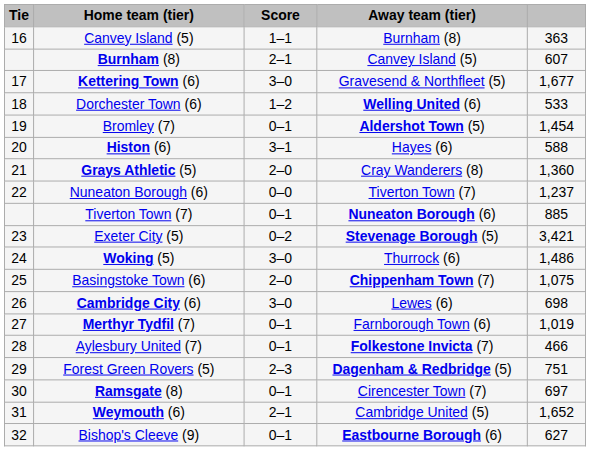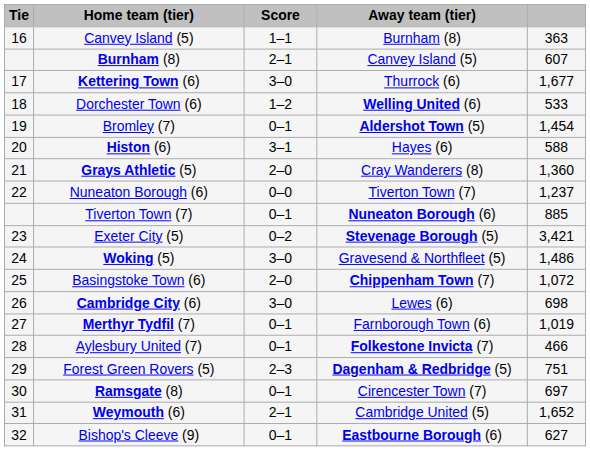(422, 82) Gravesend & Northfleet (5) -> (422, 82) Thurrock (6)
(422, 259) Thurrock (6) -> (422, 259) Gravesend & Northfleet (5)
(556, 281) 1,075 -> (556, 281) 1,072
